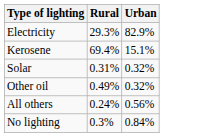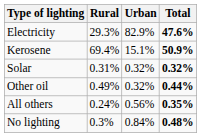+ column: (178, 13)
